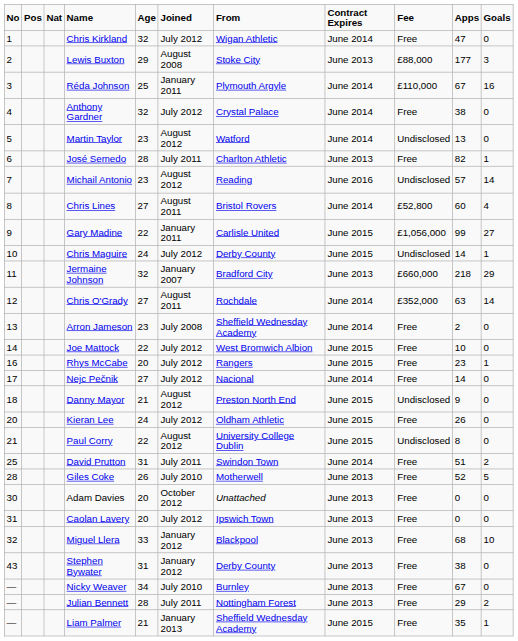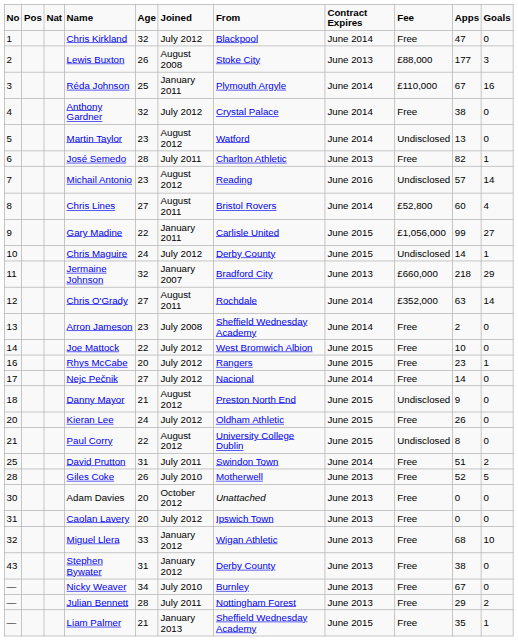(247, 38) Wigan Athletic -> (237, 38) Blackpool
(143, 59) 29 -> (143, 59) 26
(237, 540) Blackpool -> (247, 540) Wigan Athletic
